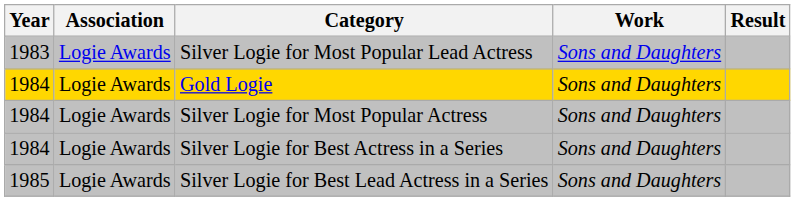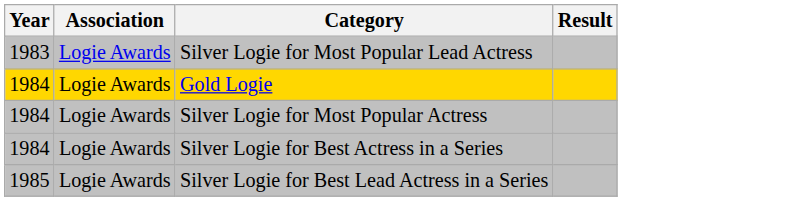- column: (639, 20)
